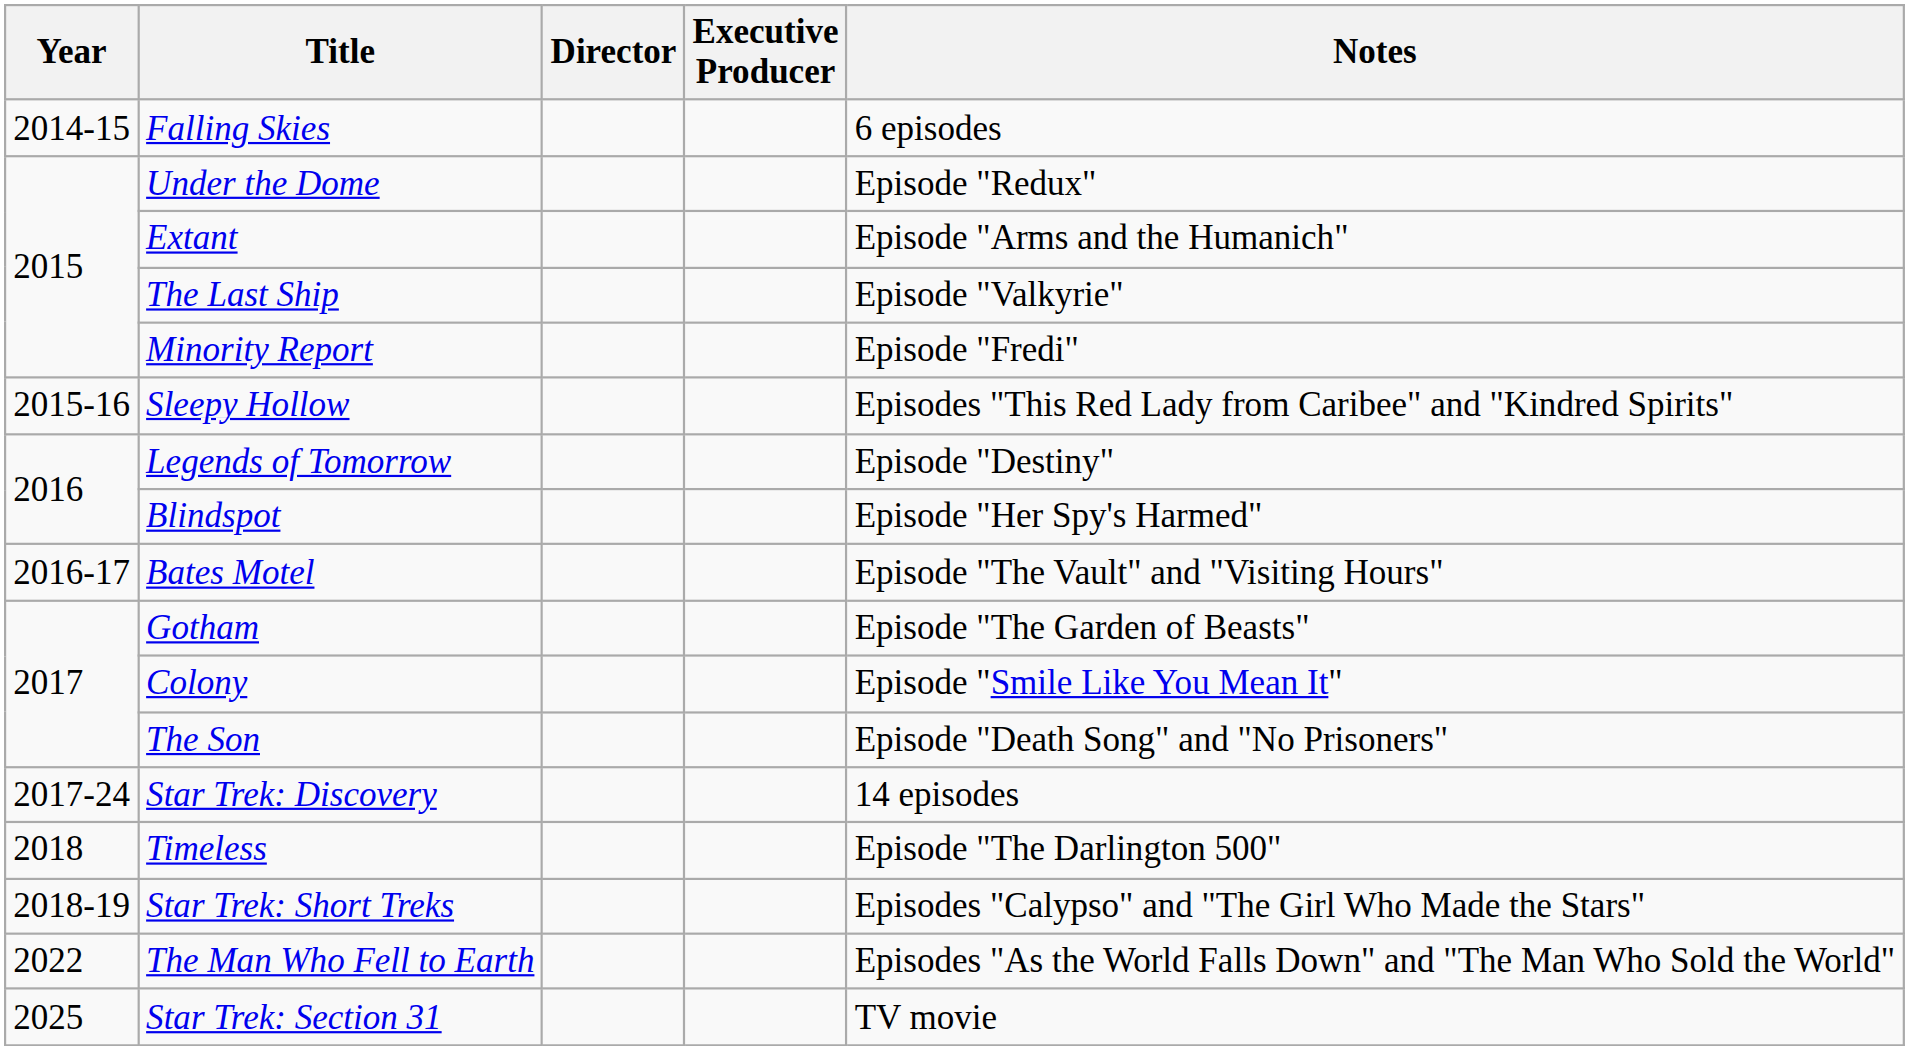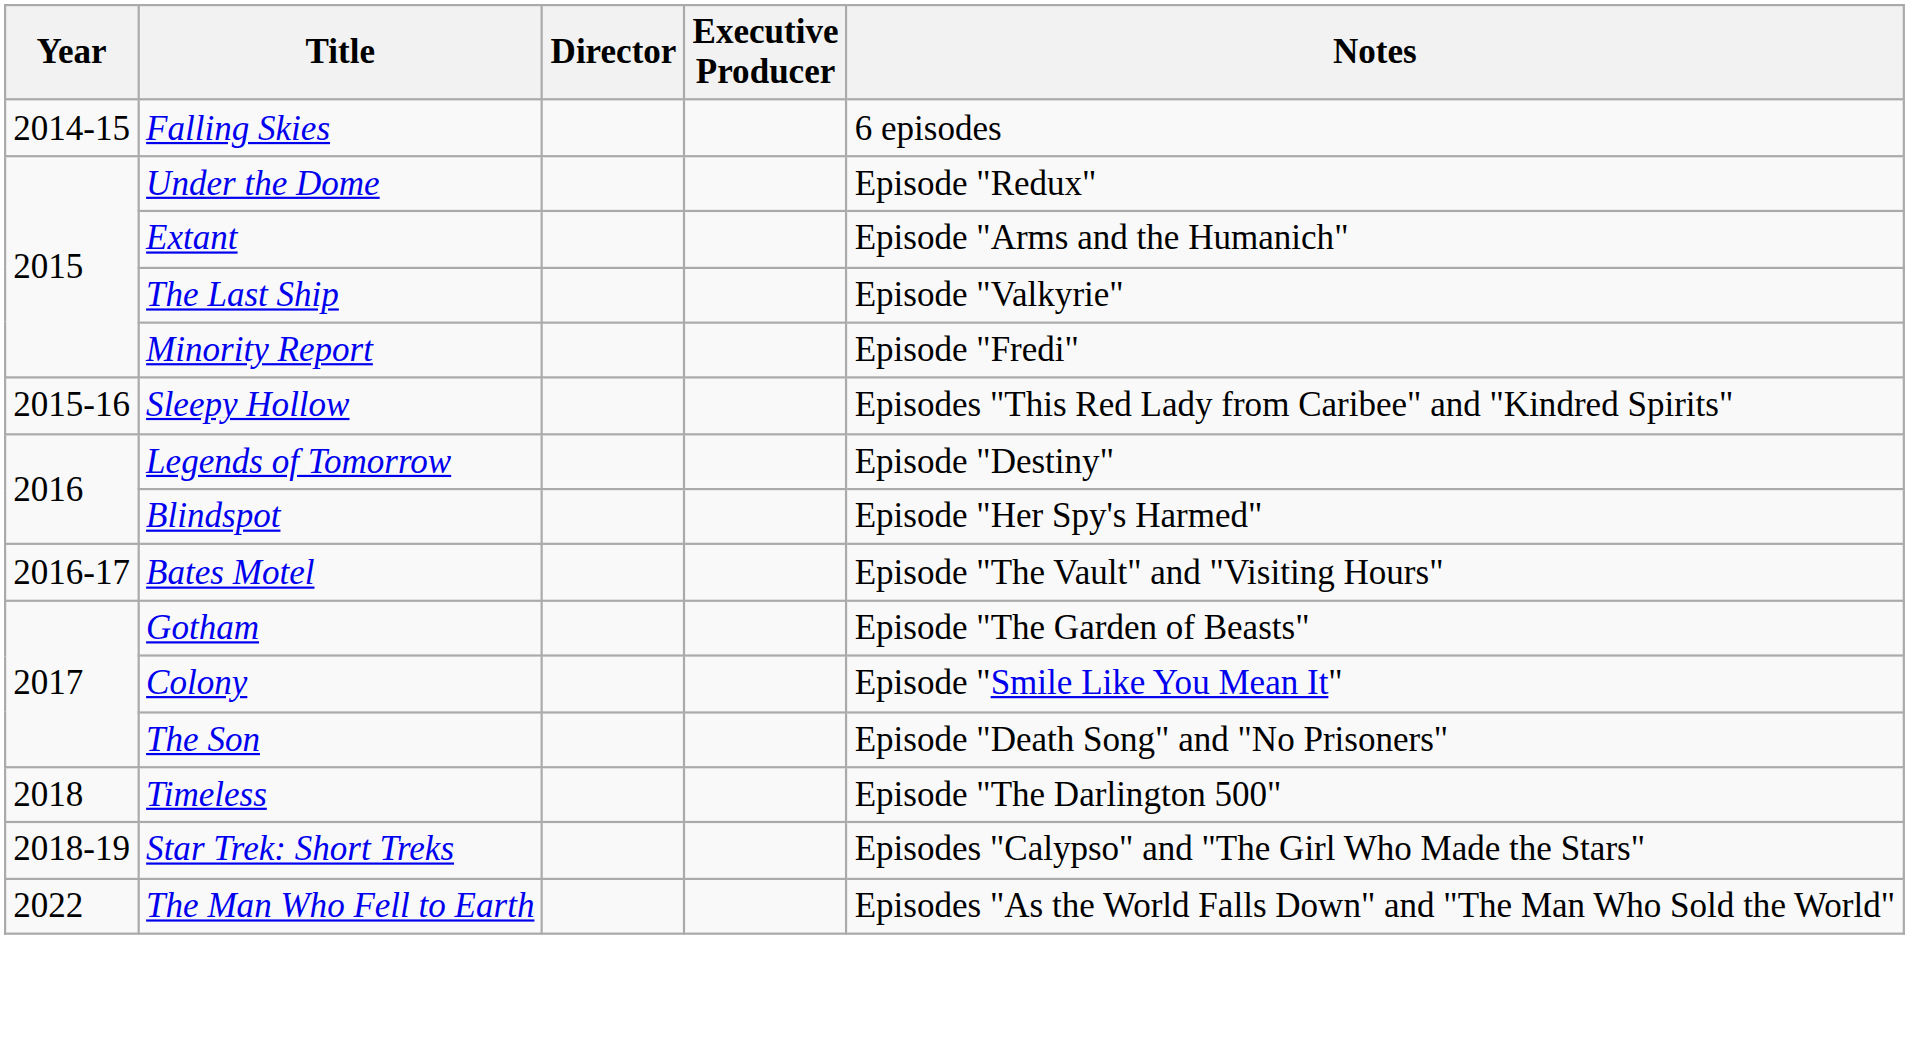- row: (291, 794)
- row: (294, 1016)
